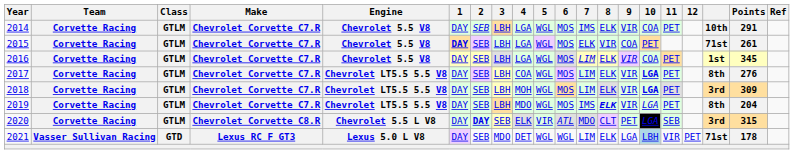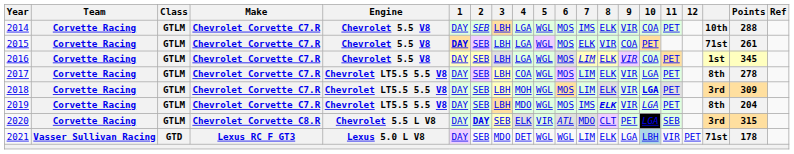(749, 27) 291 -> (749, 27) 288
(650, 74) bold -> (650, 74) normal
(749, 74) 276 -> (749, 74) 278
